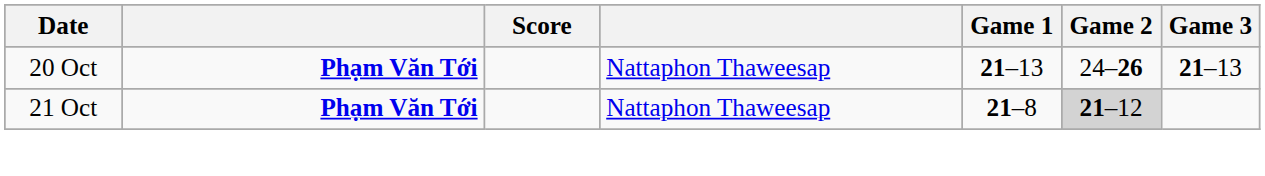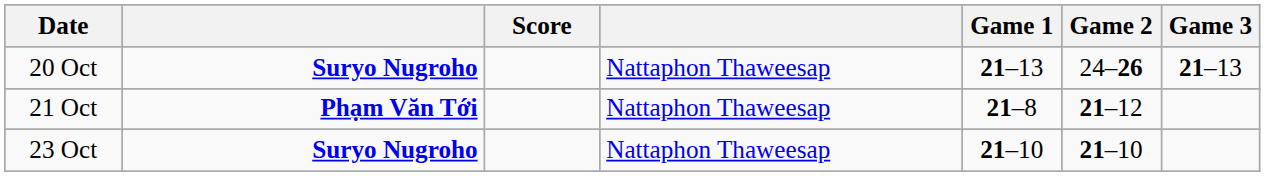(399, 67) Phạm Văn Tới -> (395, 67) Suryo Nugroho
(1111, 108) lightgrey background -> (1111, 108) no background
+ row: (63, 150)
